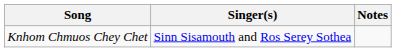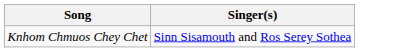- column: (373, 15)
